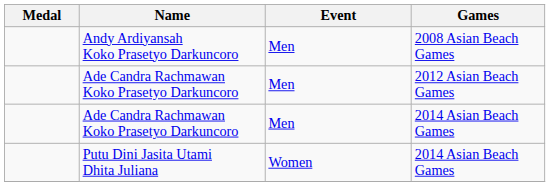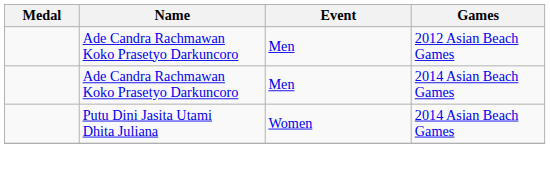- row: (161, 46)
